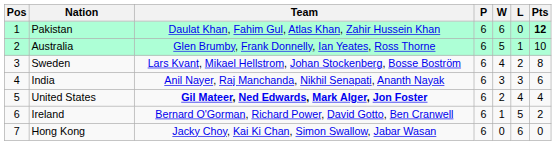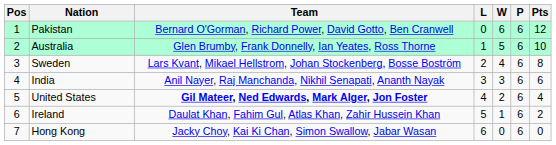columns swapped: (483, 13) <-> (520, 13)
(304, 30) Daulat Khan, Fahim Gul, Atlas Khan, Zahir Hussein Khan -> (304, 30) Bernard O'Gorman, Richard Power, David Gotto, Ben Cranwell
(540, 30) bold -> (540, 30) normal
(304, 115) Bernard O'Gorman, Richard Power, David Gotto, Ben Cranwell -> (304, 115) Daulat Khan, Fahim Gul, Atlas Khan, Zahir Hussein Khan
